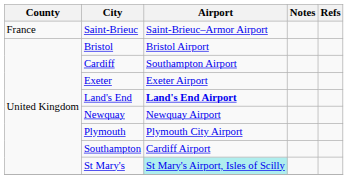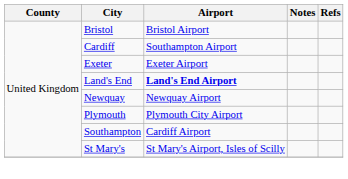- row: (111, 30)
(215, 166) paleturquoise background -> (215, 149) no background
